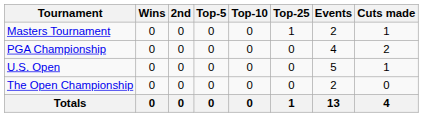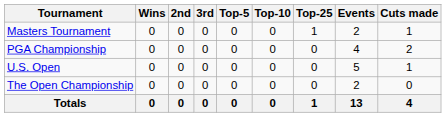+ column: (205, 13)
